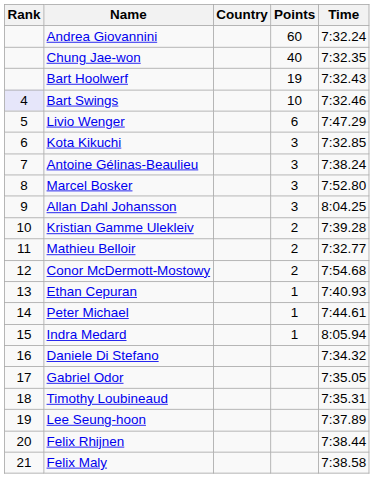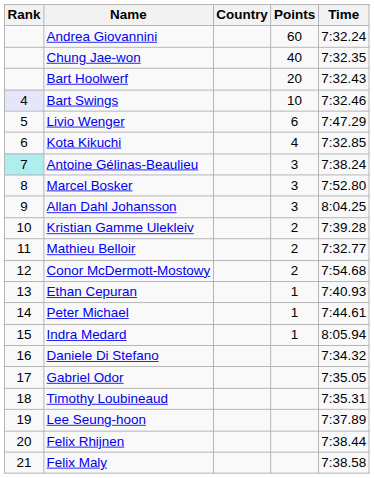(295, 79) 19 -> (295, 79) 20
(295, 143) 3 -> (295, 143) 4
(24, 164) no background -> (24, 164) paleturquoise background
